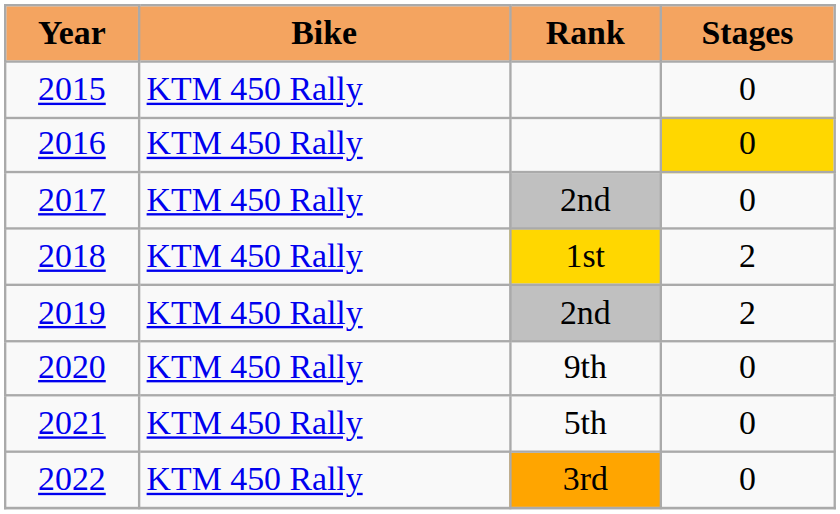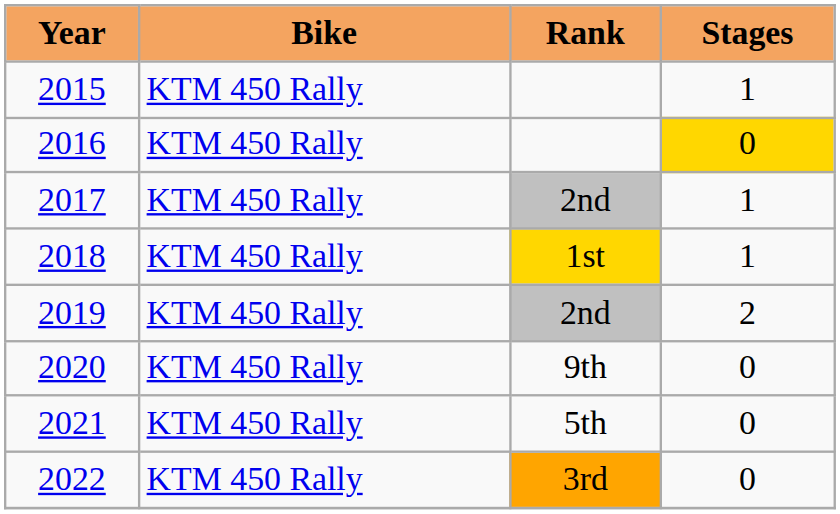(747, 88) 0 -> (747, 88) 1
(747, 200) 0 -> (747, 200) 1
(747, 256) 2 -> (747, 256) 1
